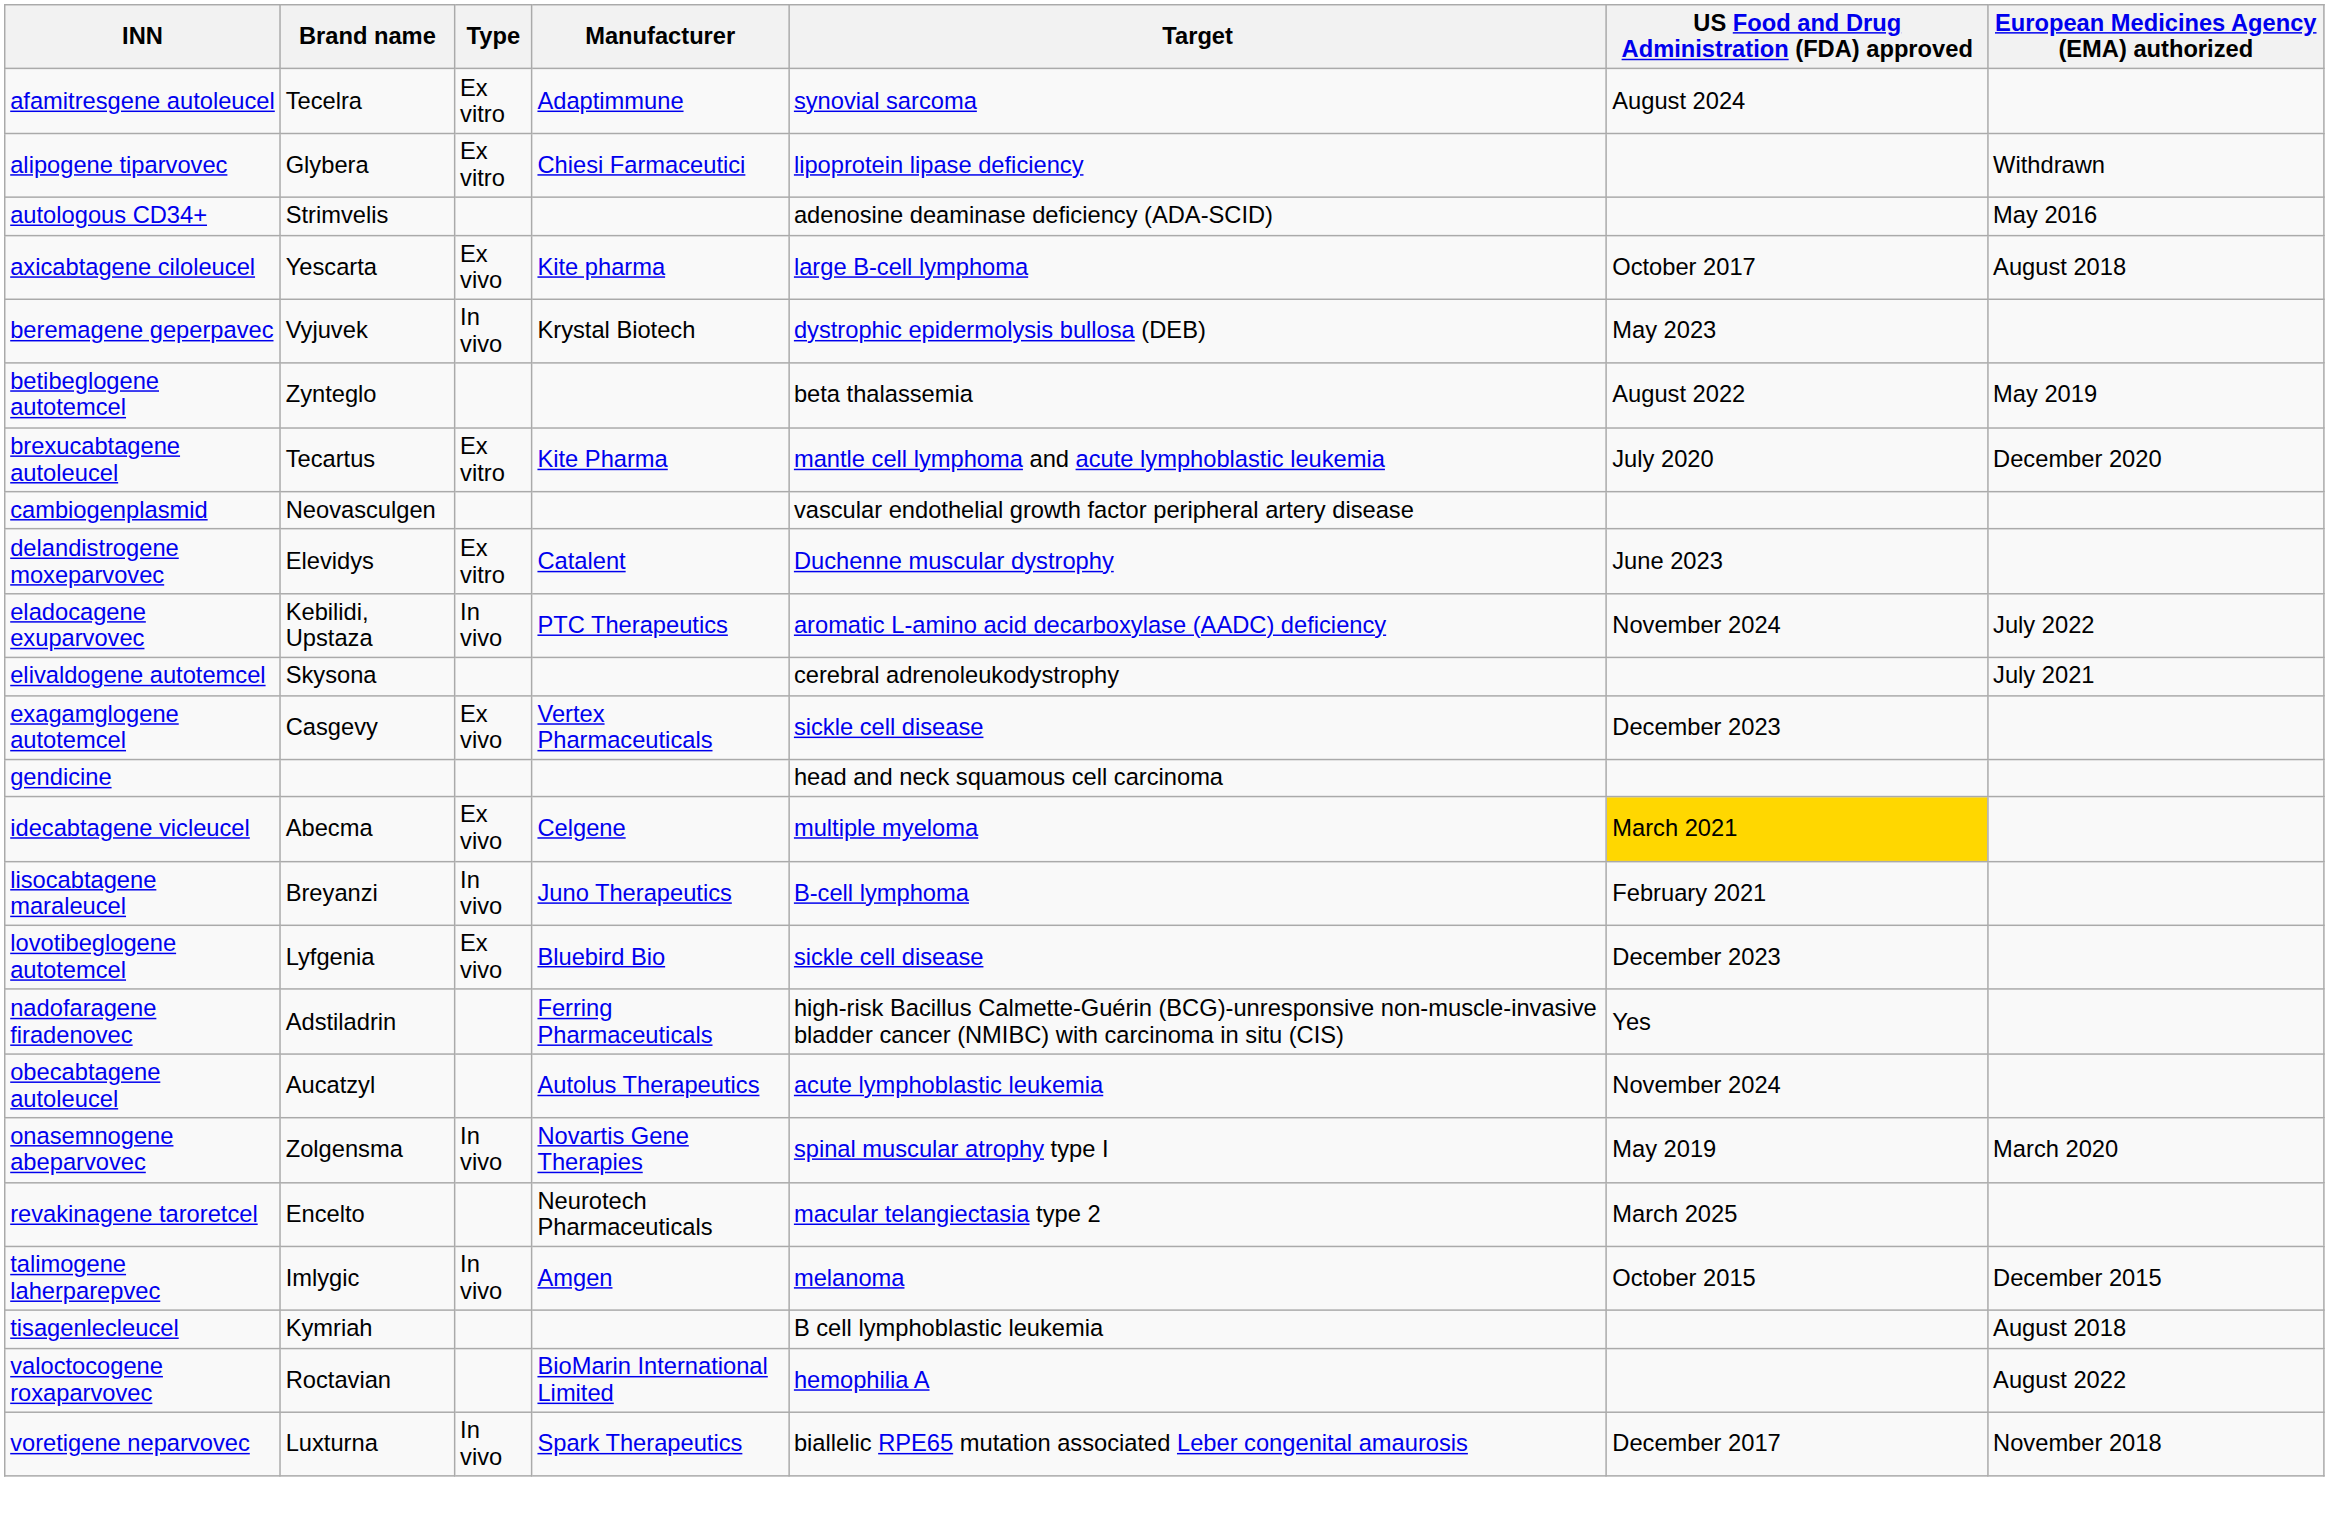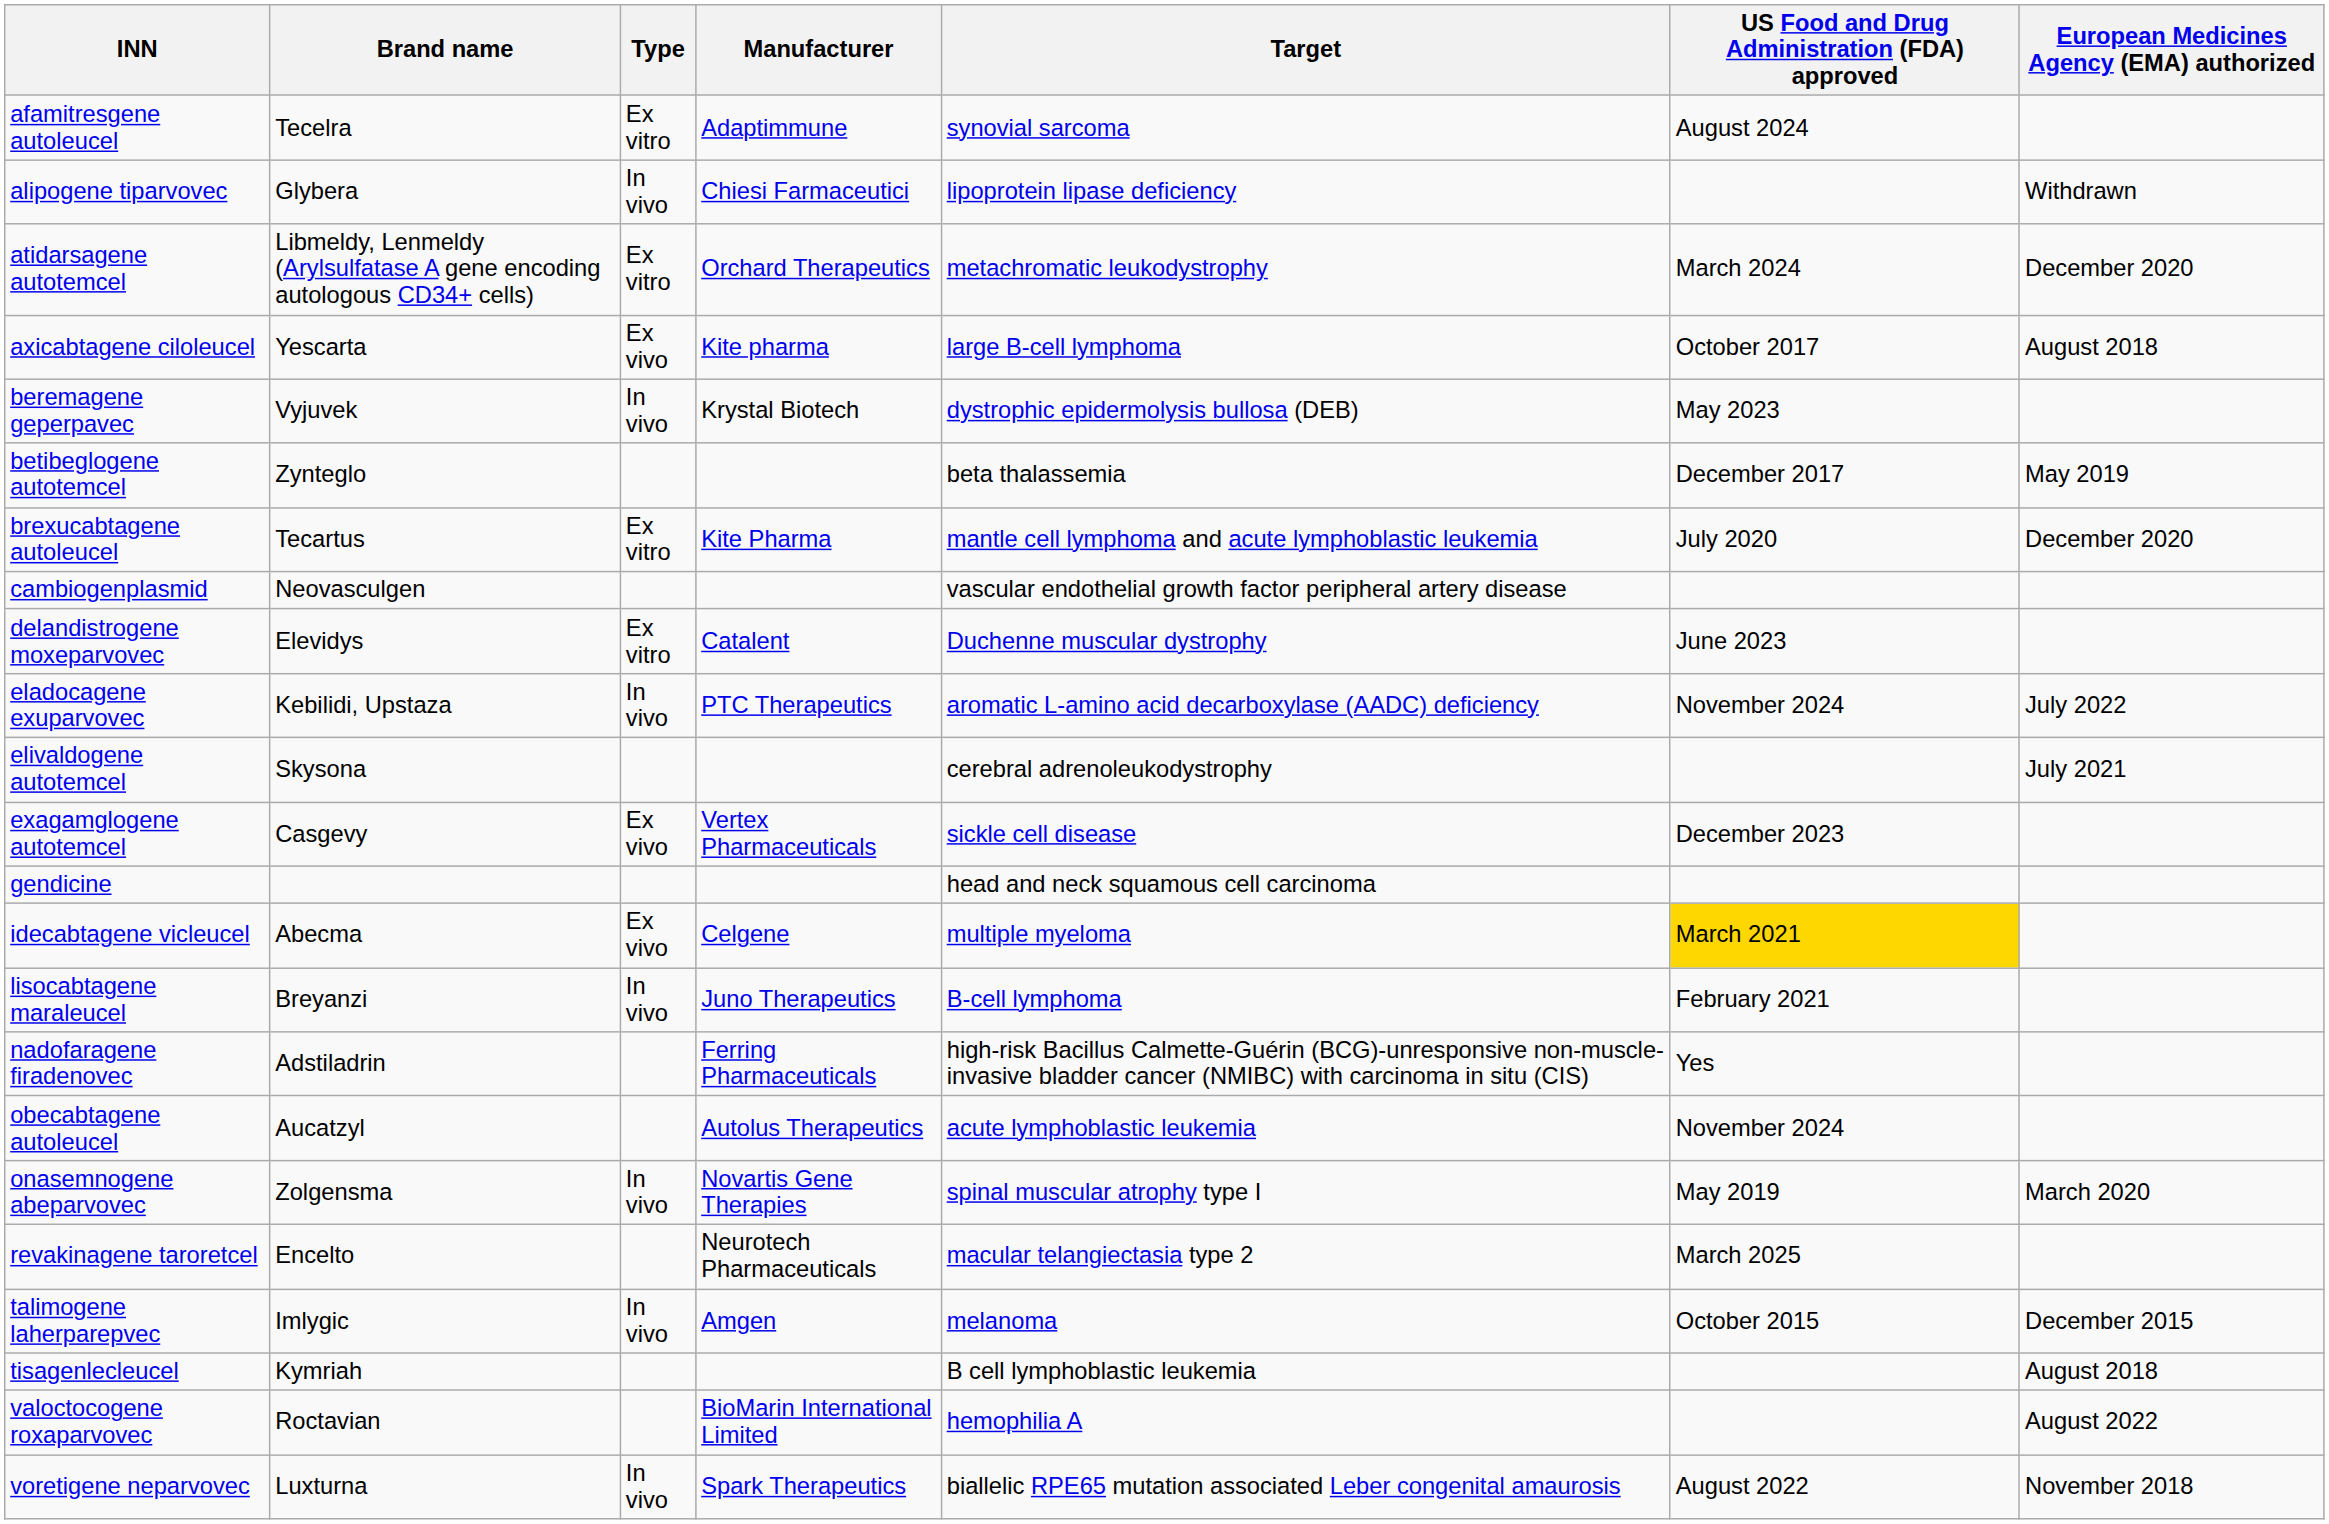(482, 164) Ex vitro -> (647, 191) In vivo
+ row: (79, 269)
- row: (109, 215)
(1679, 395) August 2022 -> (1760, 475) December 2017
- row: (93, 957)
(1697, 1444) December 2017 -> (1742, 1486) August 2022
